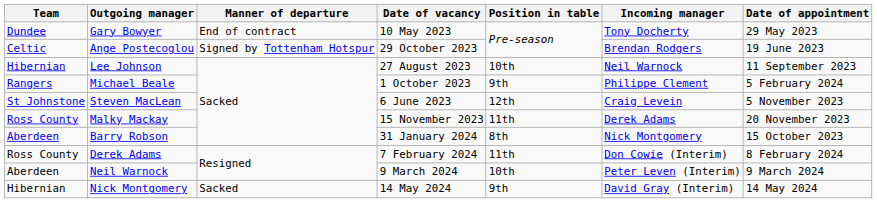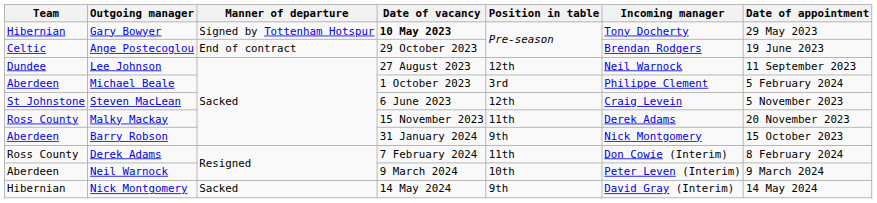(26, 31) Dundee -> (36, 31) Hibernian
(248, 31) End of contract -> (287, 31) Signed by Tottenham Hotspur
(415, 31) normal -> (415, 31) bold
(287, 48) Signed by Tottenham Hotspur -> (248, 48) End of contract
(36, 66) Hibernian -> (26, 66) Dundee
(502, 66) 10th -> (502, 66) 12th
(30, 84) Rangers -> (33, 84) Aberdeen
(499, 84) 9th -> (499, 84) 3rd
(499, 136) 8th -> (499, 136) 9th
